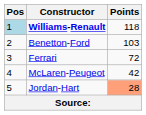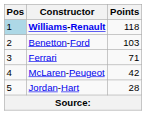(134, 58) 72 -> (134, 58) 71
(134, 88) lightsalmon background -> (134, 88) no background
